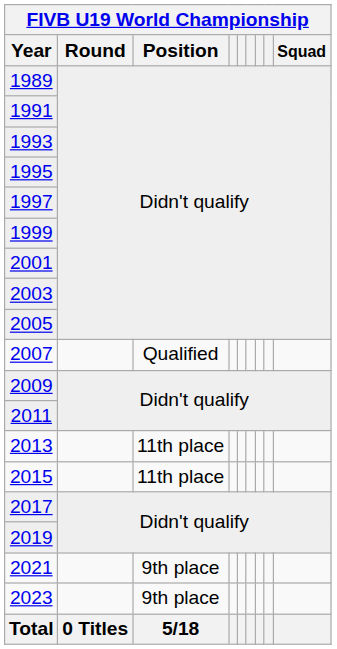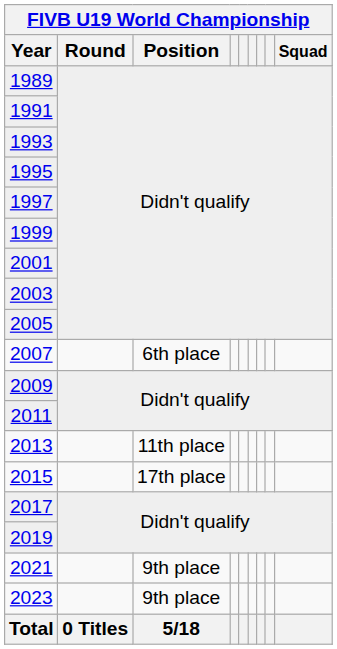(181, 354) Qualified -> (181, 354) 6th place
(181, 476) 11th place -> (181, 476) 17th place
